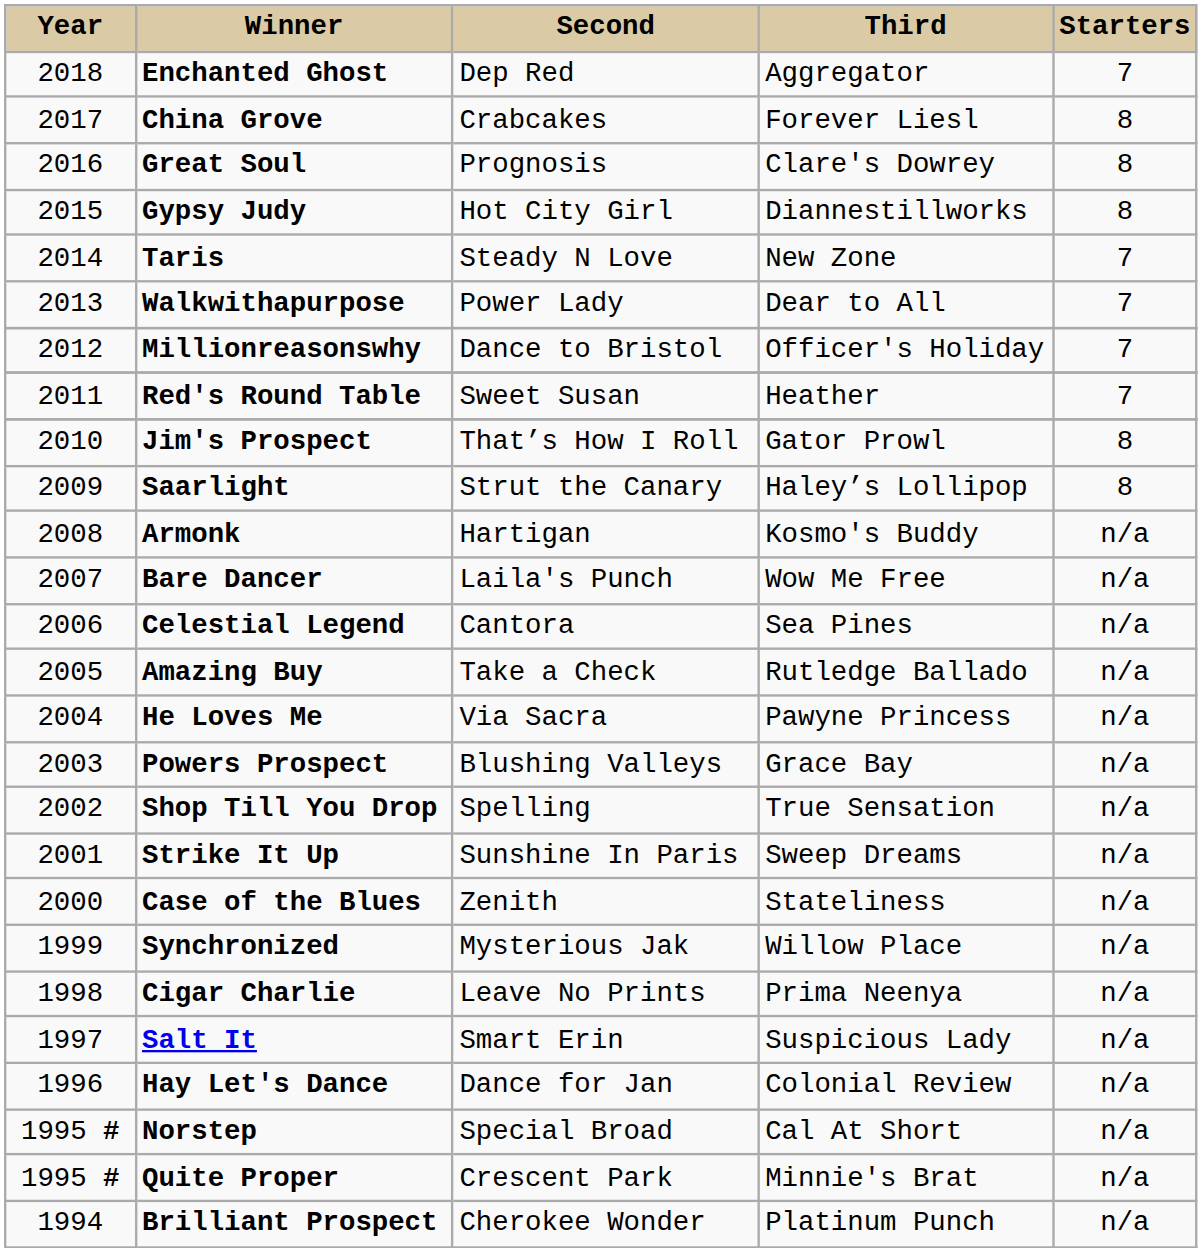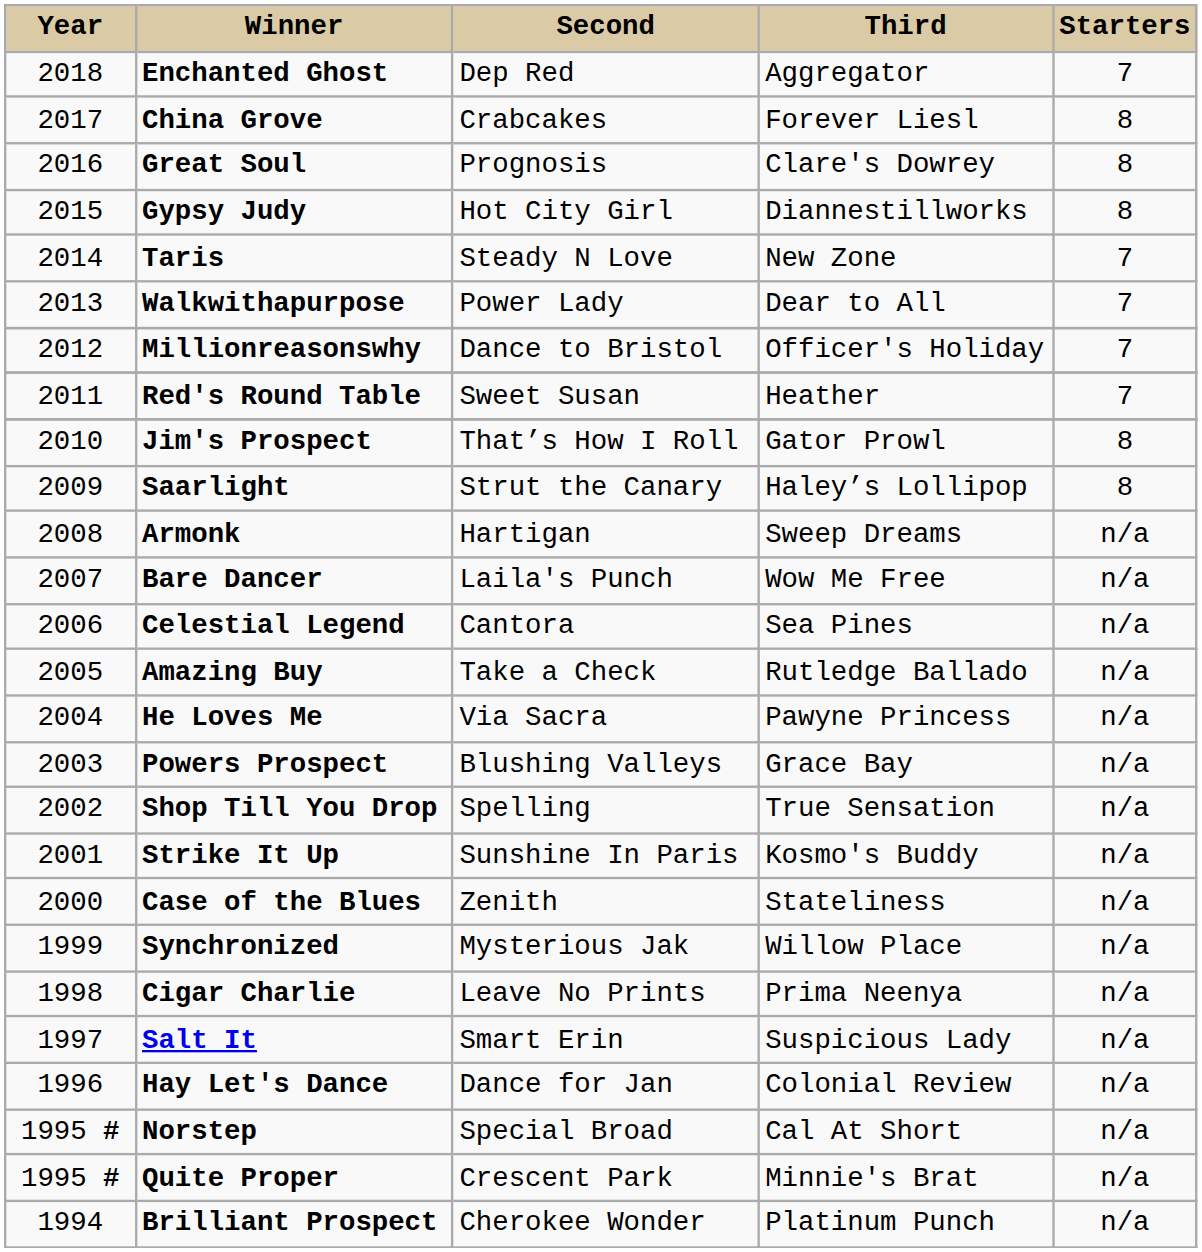(872, 534) Kosmo's Buddy -> (864, 534) Sweep Dreams
(864, 856) Sweep Dreams -> (872, 856) Kosmo's Buddy
